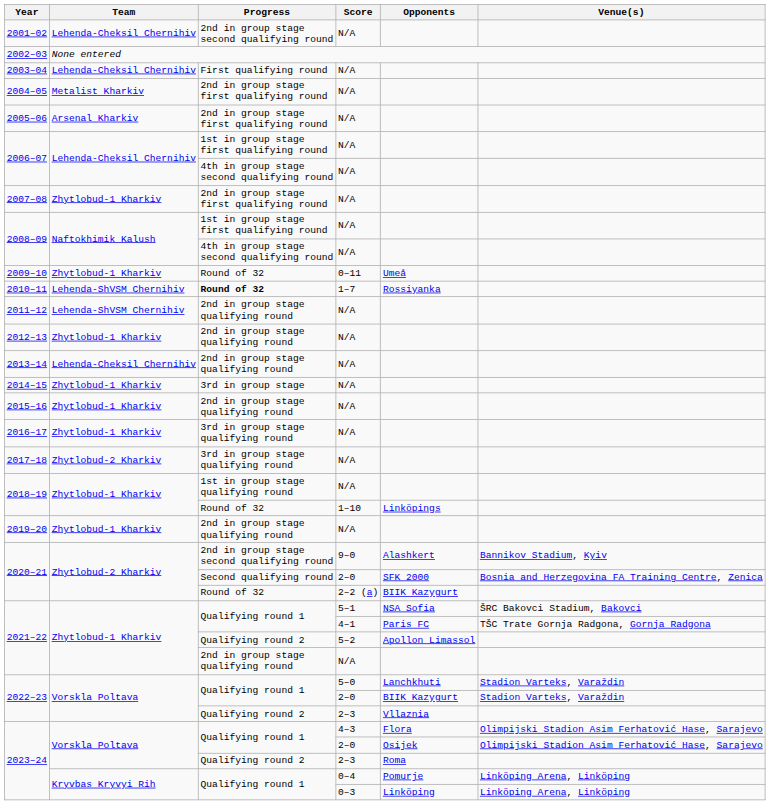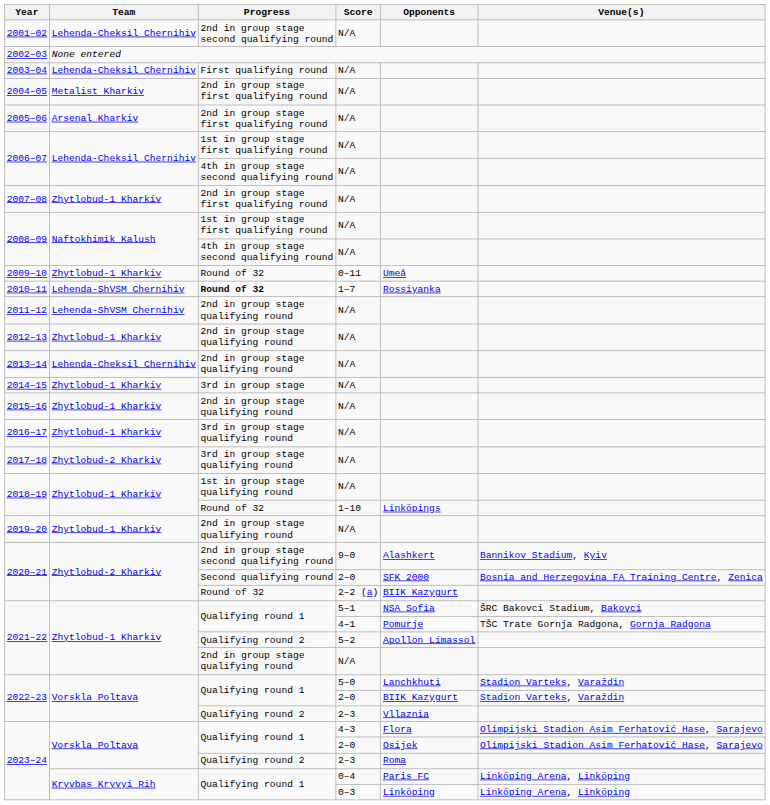(406, 624) Paris FC -> (403, 624) Pomurje
(403, 776) Pomurje -> (406, 776) Paris FC
